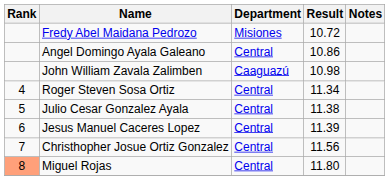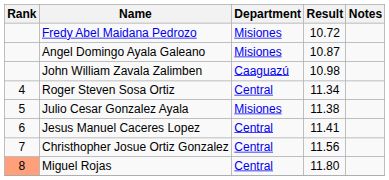(254, 52) Central -> (258, 52) Misiones
(325, 52) 10.86 -> (325, 52) 10.87
(254, 109) Central -> (258, 109) Misiones
(325, 128) 11.39 -> (325, 128) 11.41
